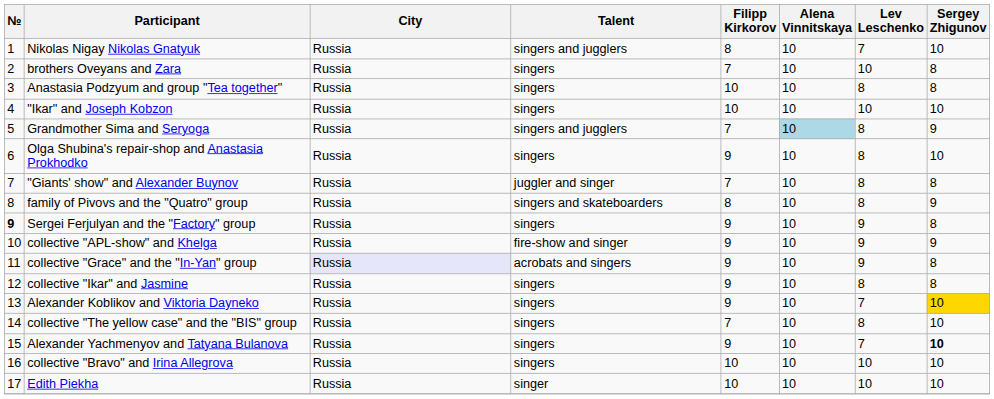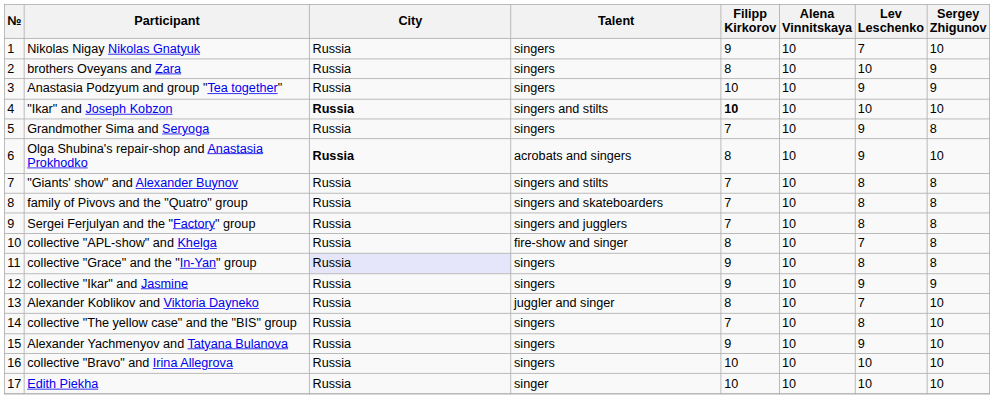(570, 48) singers and jugglers -> (534, 48) singers
(728, 48) 8 -> (728, 48) 9
(728, 68) 7 -> (728, 68) 8
(933, 68) 8 -> (933, 68) 9
(861, 88) 8 -> (861, 88) 9
(933, 88) 8 -> (933, 88) 9
(332, 108) normal -> (333, 108) bold
(534, 108) singers -> (561, 108) singers and stilts
(731, 108) normal -> (731, 108) bold
(570, 128) singers and jugglers -> (534, 128) singers
(789, 128) lightblue background -> (789, 128) no background
(861, 128) 8 -> (861, 128) 9
(933, 128) 9 -> (933, 128) 8
(332, 156) normal -> (333, 156) bold
(534, 156) singers -> (573, 156) acrobats and singers
(728, 156) 9 -> (728, 156) 8
(861, 156) 8 -> (861, 156) 9
(564, 183) juggler and singer -> (561, 183) singers and stilts
(728, 203) 8 -> (728, 203) 7
(933, 203) 9 -> (933, 203) 8
(11, 223) bold -> (11, 223) normal
(534, 223) singers -> (571, 223) singers and jugglers
(728, 223) 9 -> (728, 223) 7
(861, 223) 9 -> (861, 223) 8
(728, 243) 9 -> (728, 243) 8
(861, 243) 9 -> (861, 243) 7
(933, 243) 9 -> (933, 243) 8
(573, 263) acrobats and singers -> (534, 263) singers
(861, 263) 9 -> (861, 263) 8
(861, 283) 8 -> (861, 283) 9
(933, 283) 8 -> (933, 283) 9
(534, 303) singers -> (564, 303) juggler and singer
(728, 303) 9 -> (728, 303) 8
(937, 303) gold background -> (937, 303) no background
(861, 343) 7 -> (861, 343) 9
(937, 343) bold -> (937, 343) normal
